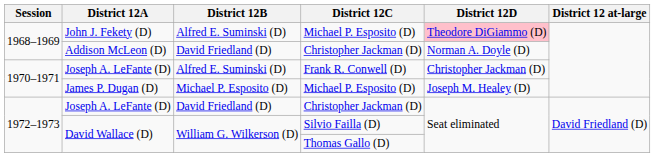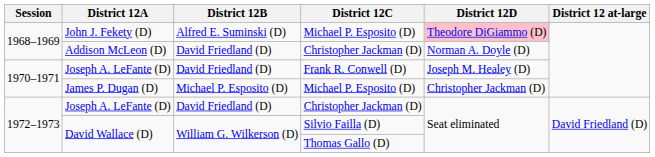(231, 69) Alfred E. Suminski (D) -> (224, 69) David Friedland (D)
(486, 69) Christopher Jackman (D) -> (479, 69) Joseph M. Healey (D)
(479, 87) Joseph M. Healey (D) -> (486, 87) Christopher Jackman (D)
